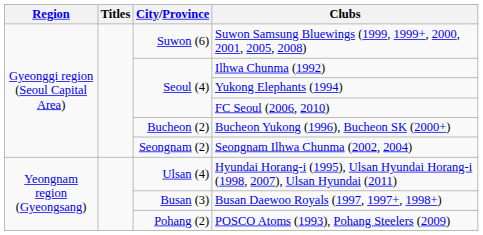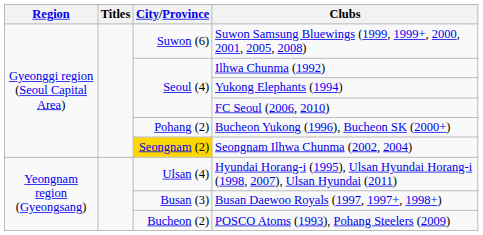(178, 127) Bucheon (2) -> (182, 127) Pohang (2)
(174, 147) no background -> (174, 147) gold background
(182, 220) Pohang (2) -> (178, 220) Bucheon (2)
